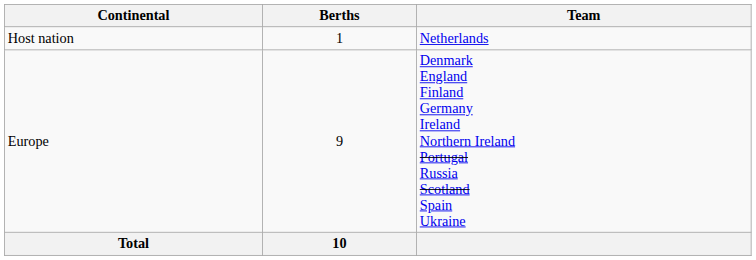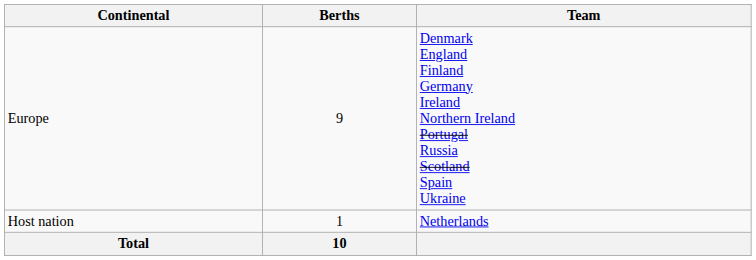rows swapped: (41, 38) <-> (28, 141)
